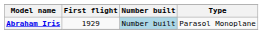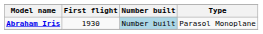(91, 23) 1929 -> (91, 23) 1930
